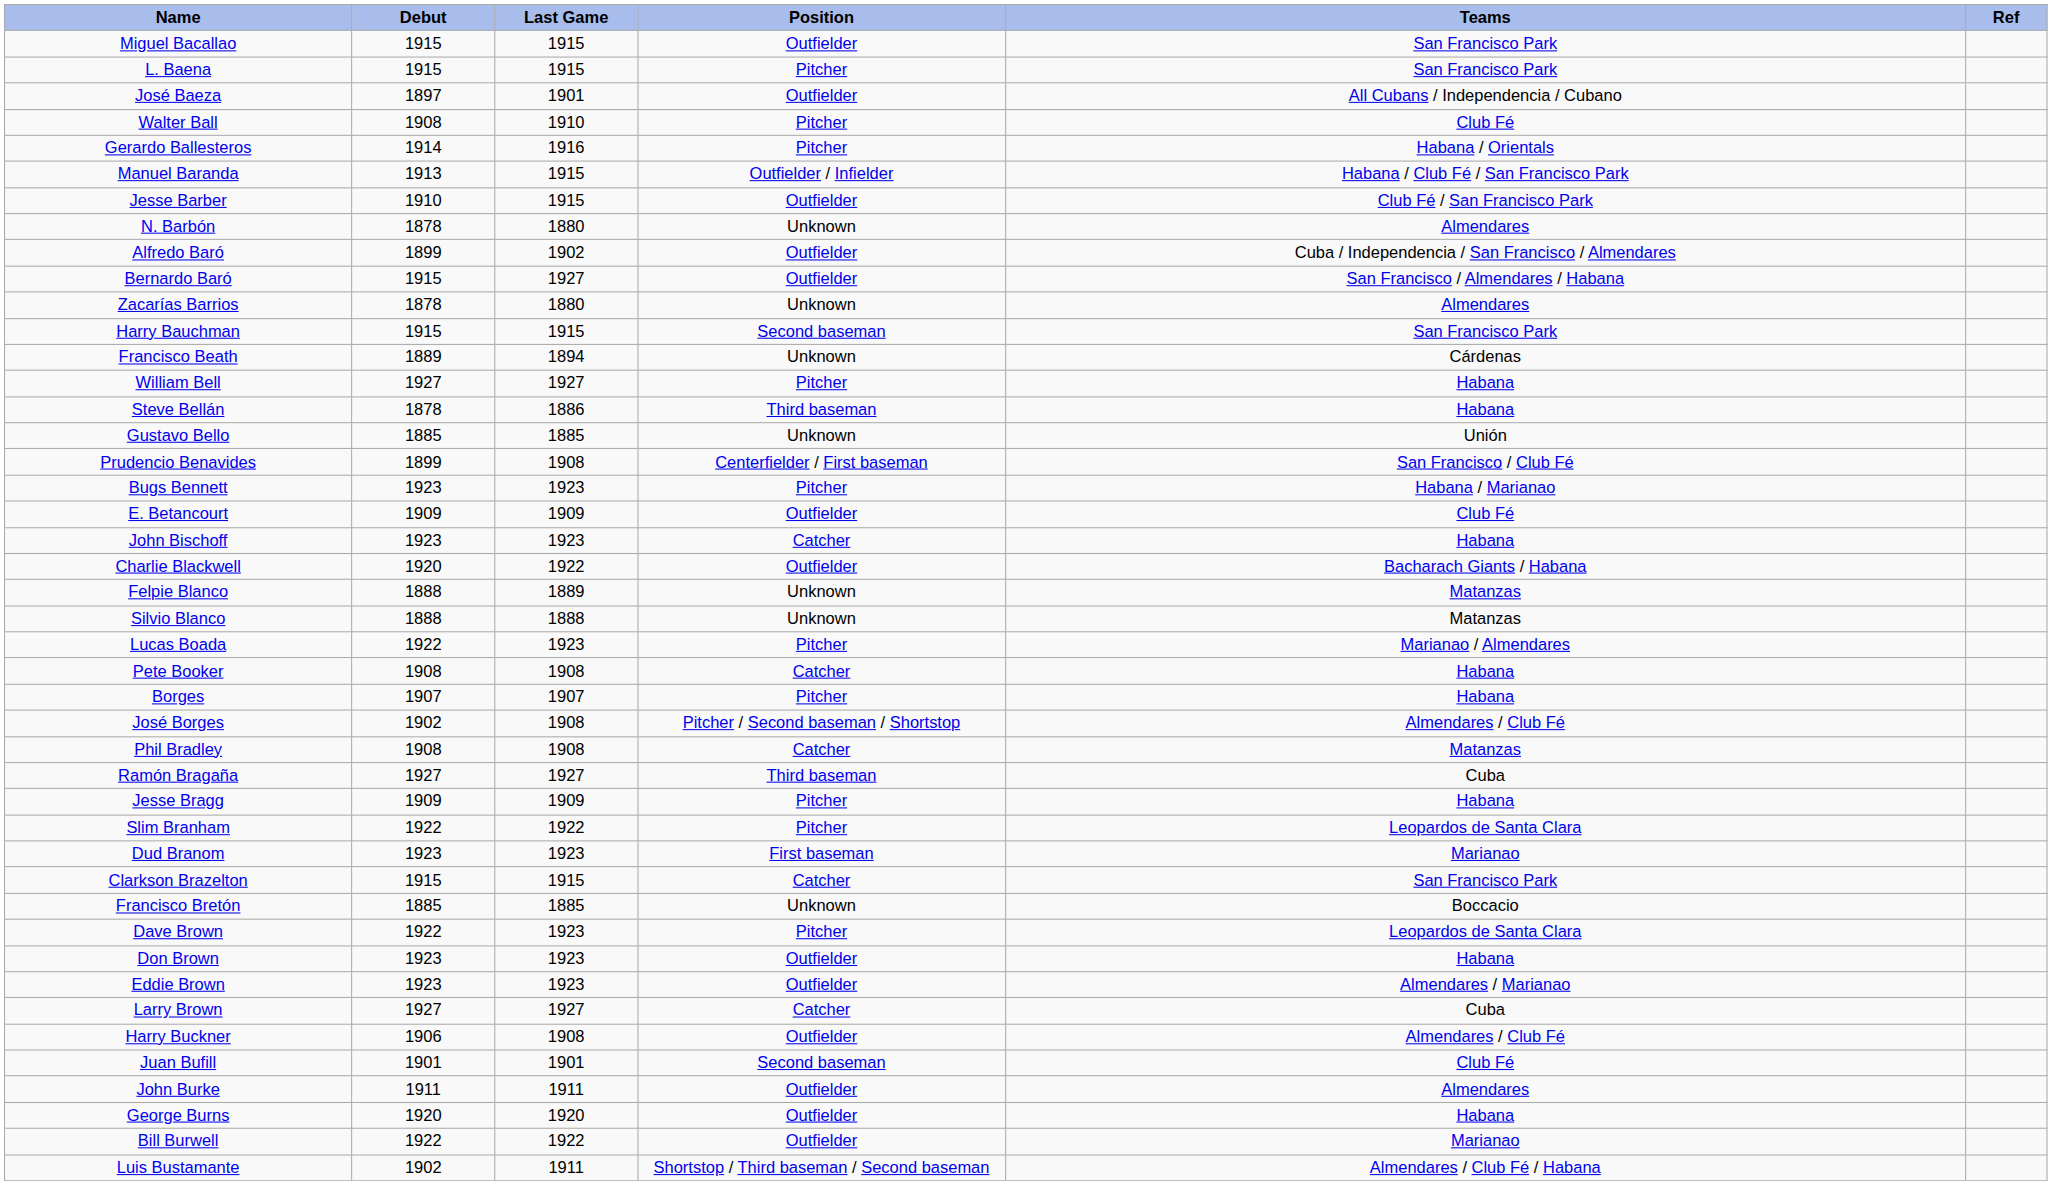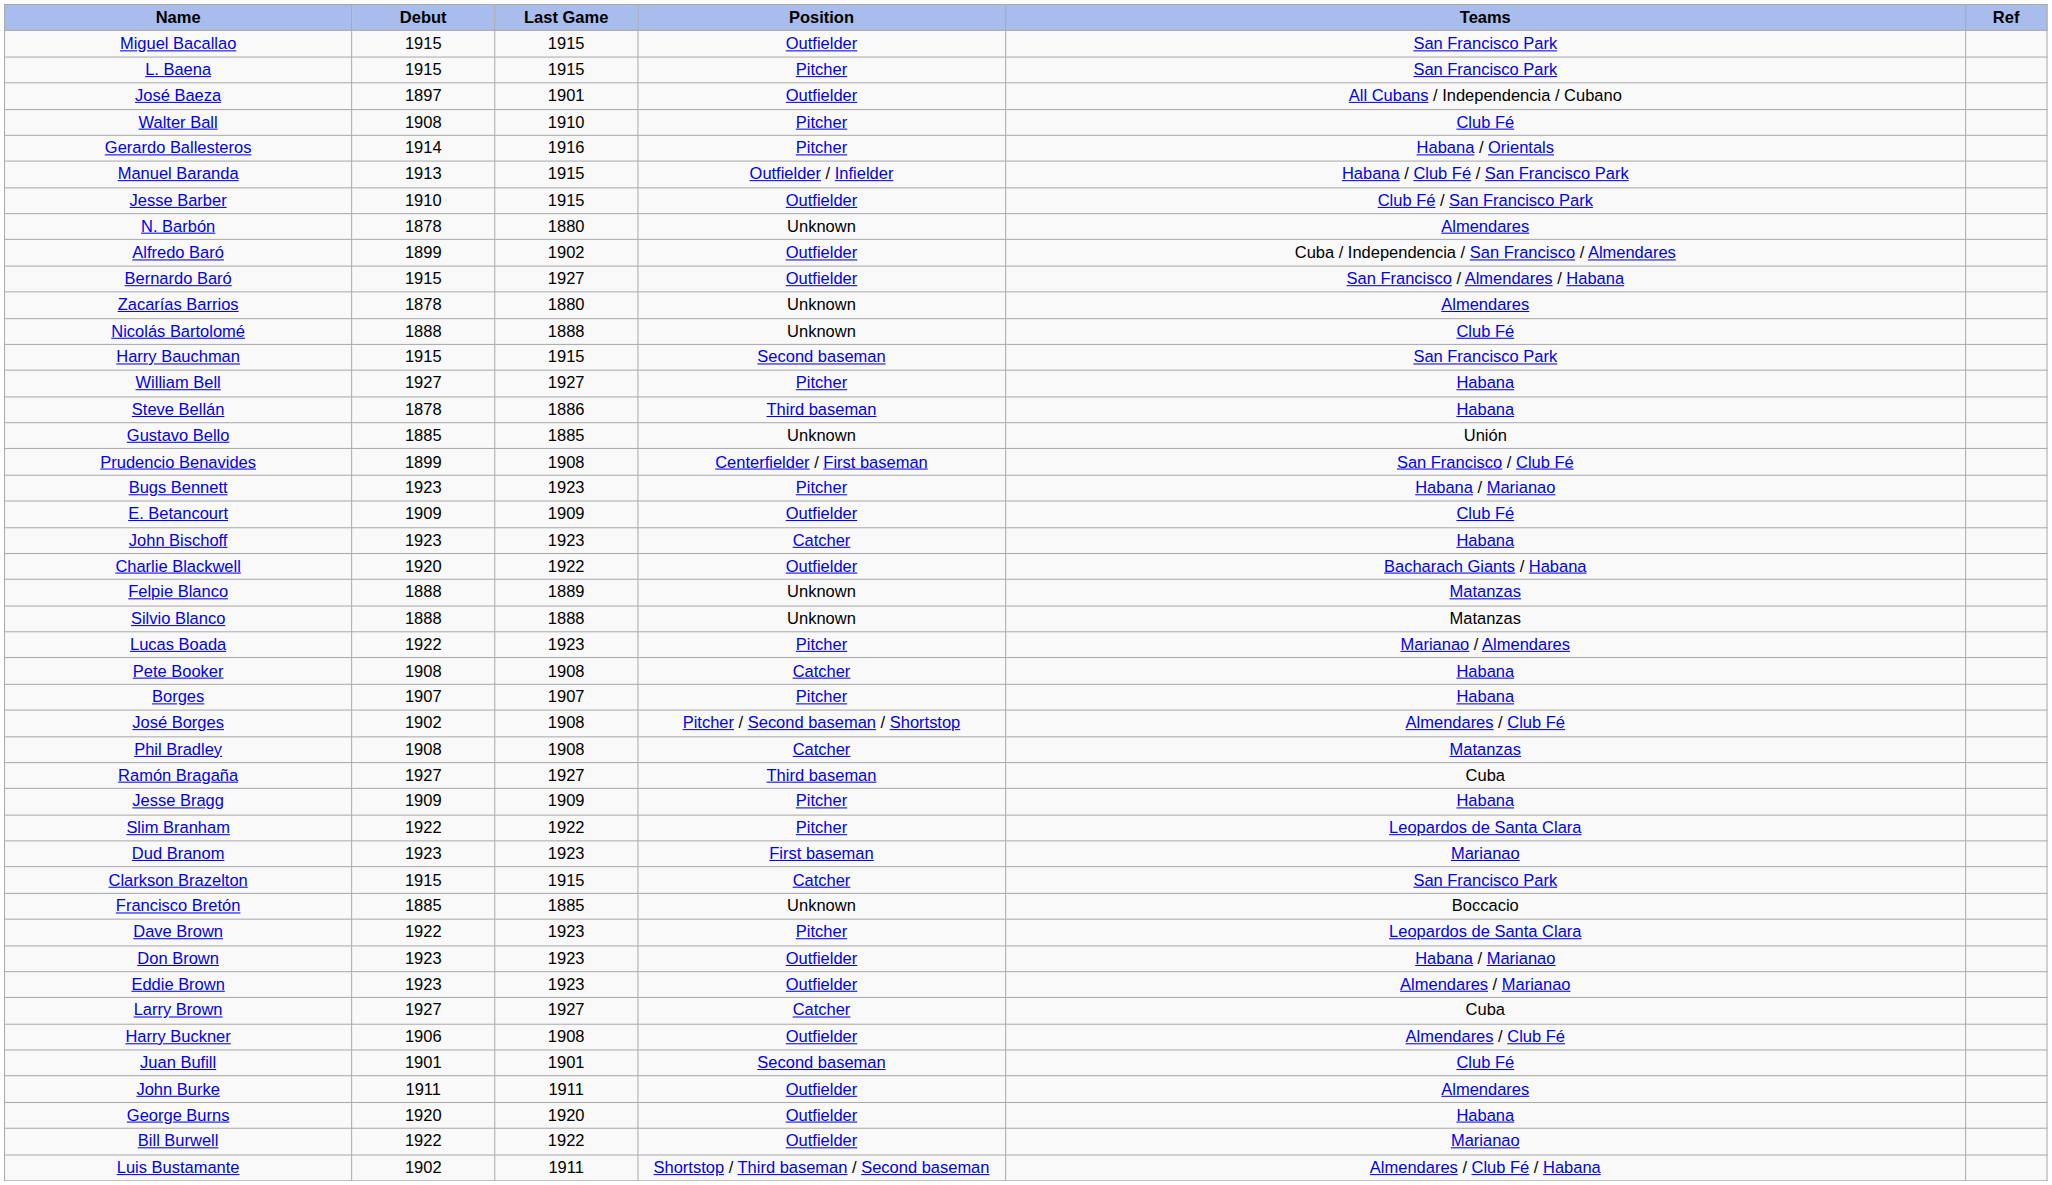+ row: (178, 331)
- row: (178, 357)
(1485, 958) Habana -> (1485, 958) Habana / Marianao
